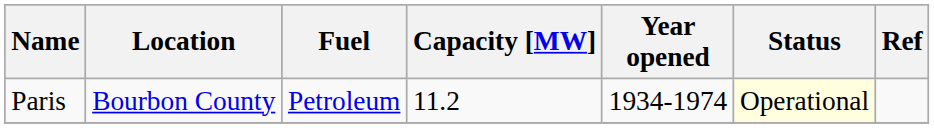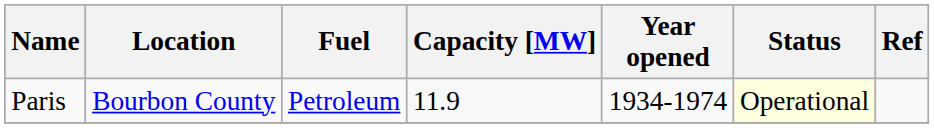(436, 100) 11.2 -> (436, 100) 11.9
